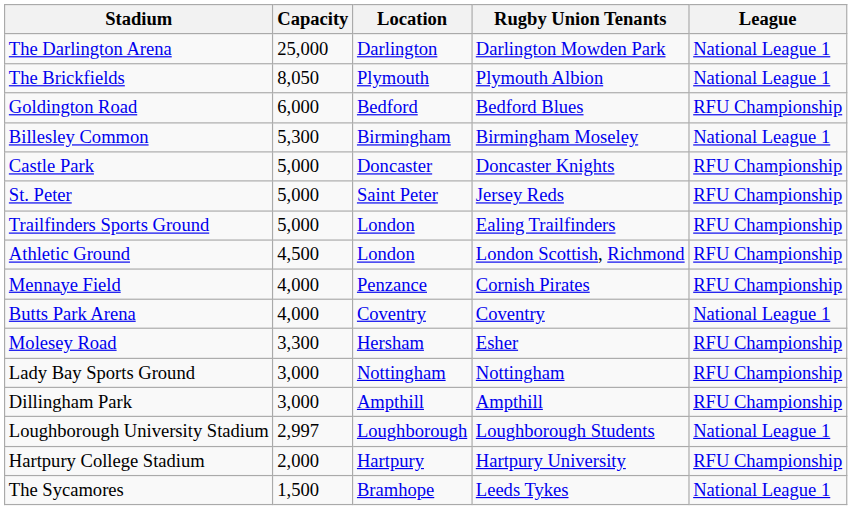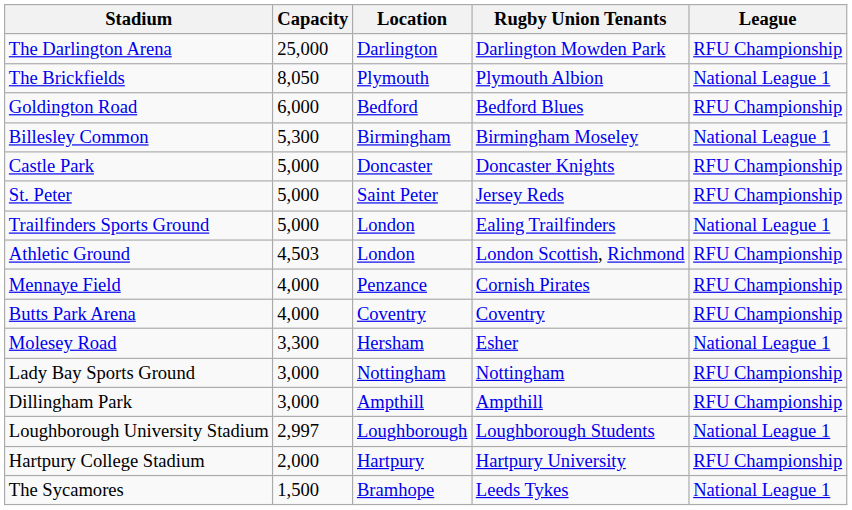(762, 48) National League 1 -> (768, 48) RFU Championship
(768, 225) RFU Championship -> (762, 225) National League 1
(298, 254) 4,500 -> (298, 254) 4,503
(762, 313) National League 1 -> (768, 313) RFU Championship
(768, 343) RFU Championship -> (762, 343) National League 1
